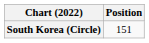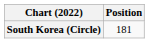(124, 29) 151 -> (124, 29) 181
